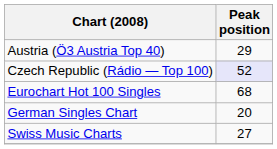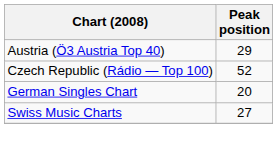(244, 71) lavender background -> (244, 71) no background
- row: (84, 92)
